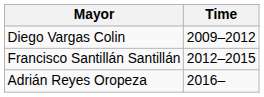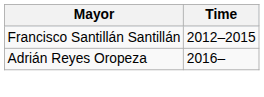- row: (66, 37)
